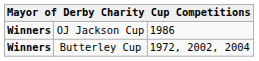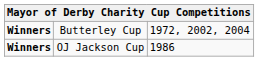rows swapped: (101, 48) <-> (101, 30)
